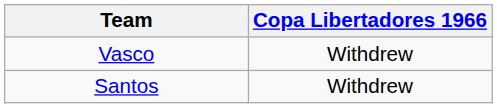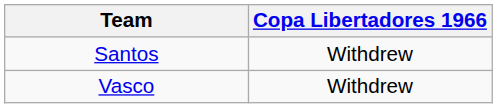rows swapped: (126, 86) <-> (126, 53)
